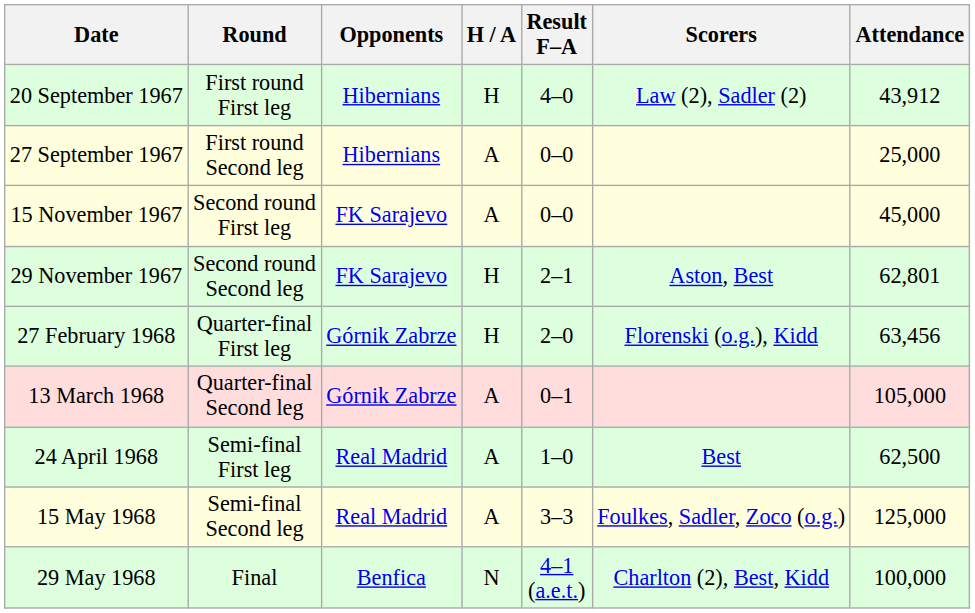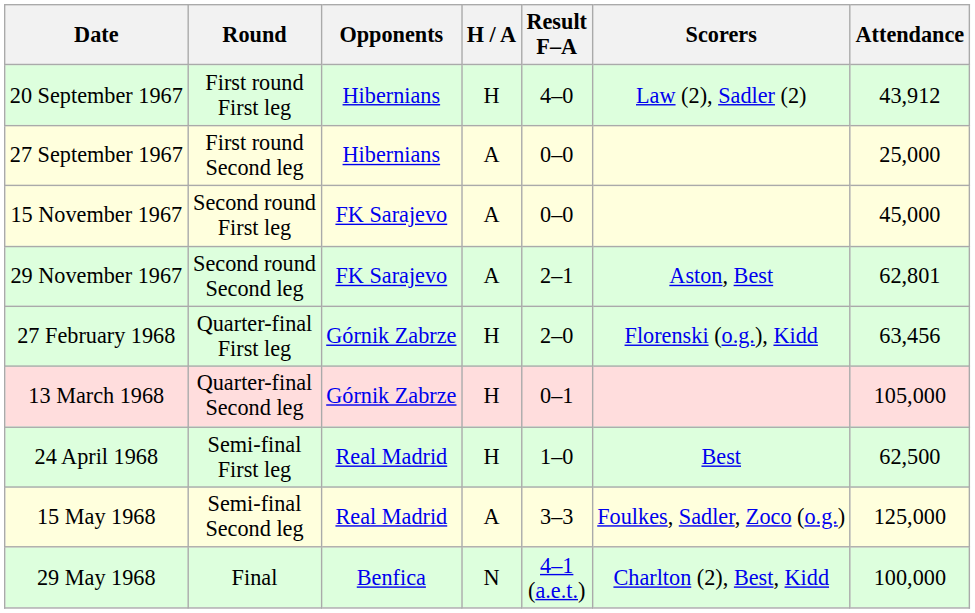(491, 275) H -> (491, 275) A
(491, 396) A -> (491, 396) H
(491, 456) A -> (491, 456) H
